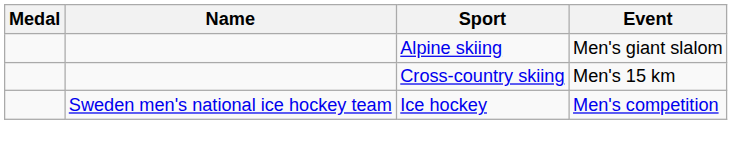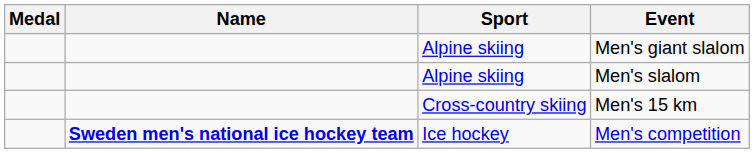+ row: (648, 77)
(230, 105) normal -> (241, 134) bold
